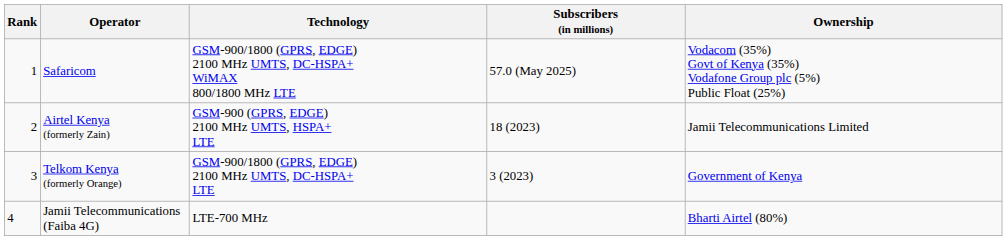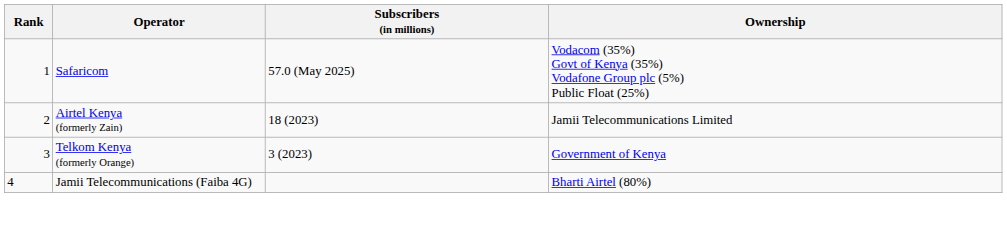- column: (338, 21)
